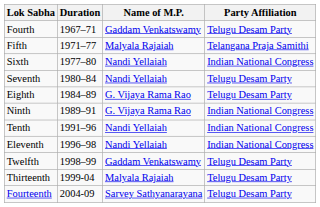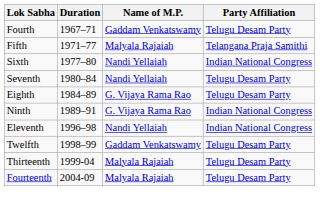- row: (18, 128)
(154, 194) Sarvey Sathyanarayana -> (139, 177) Malyala Rajaiah
